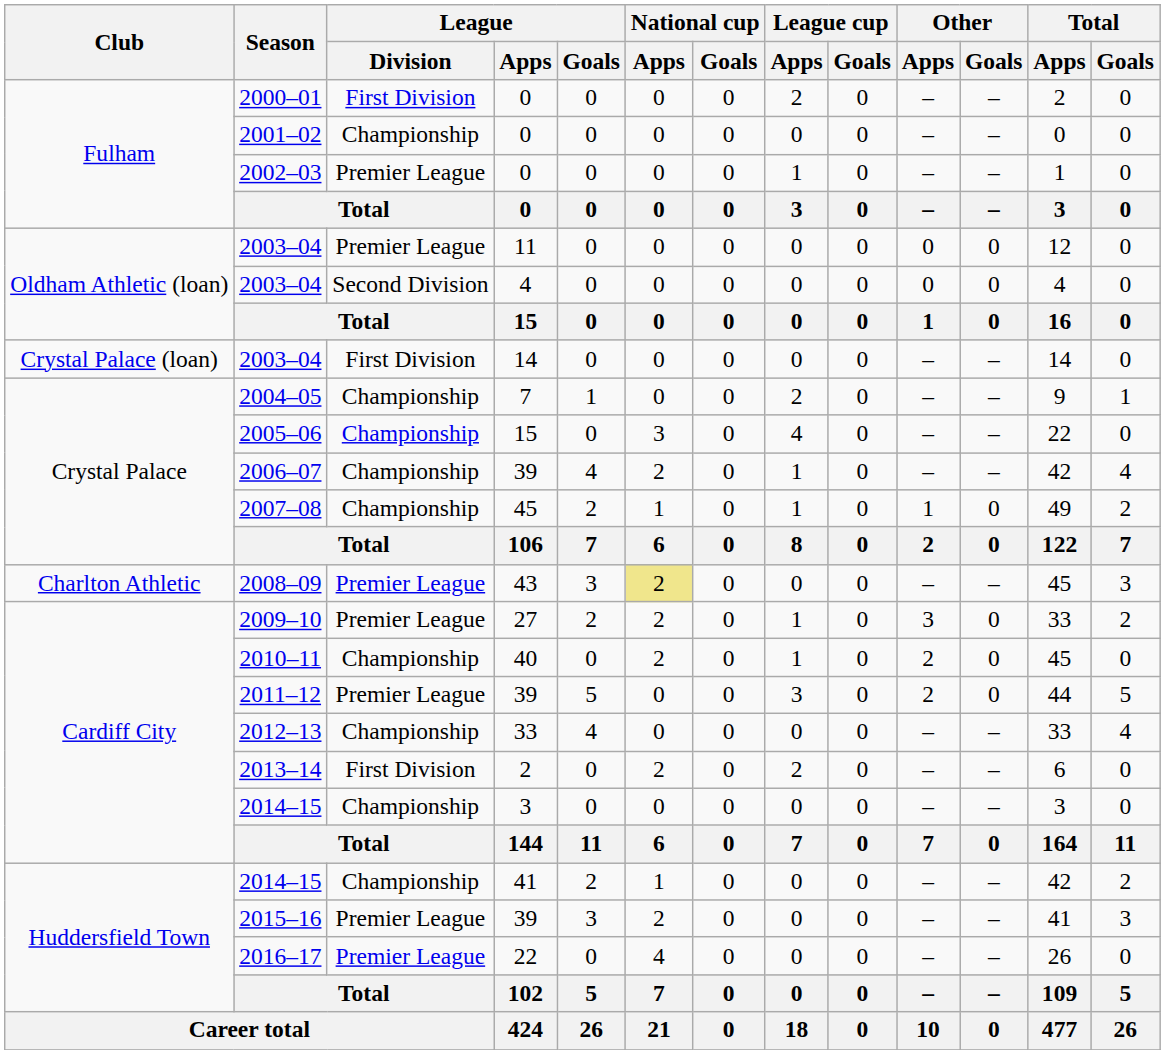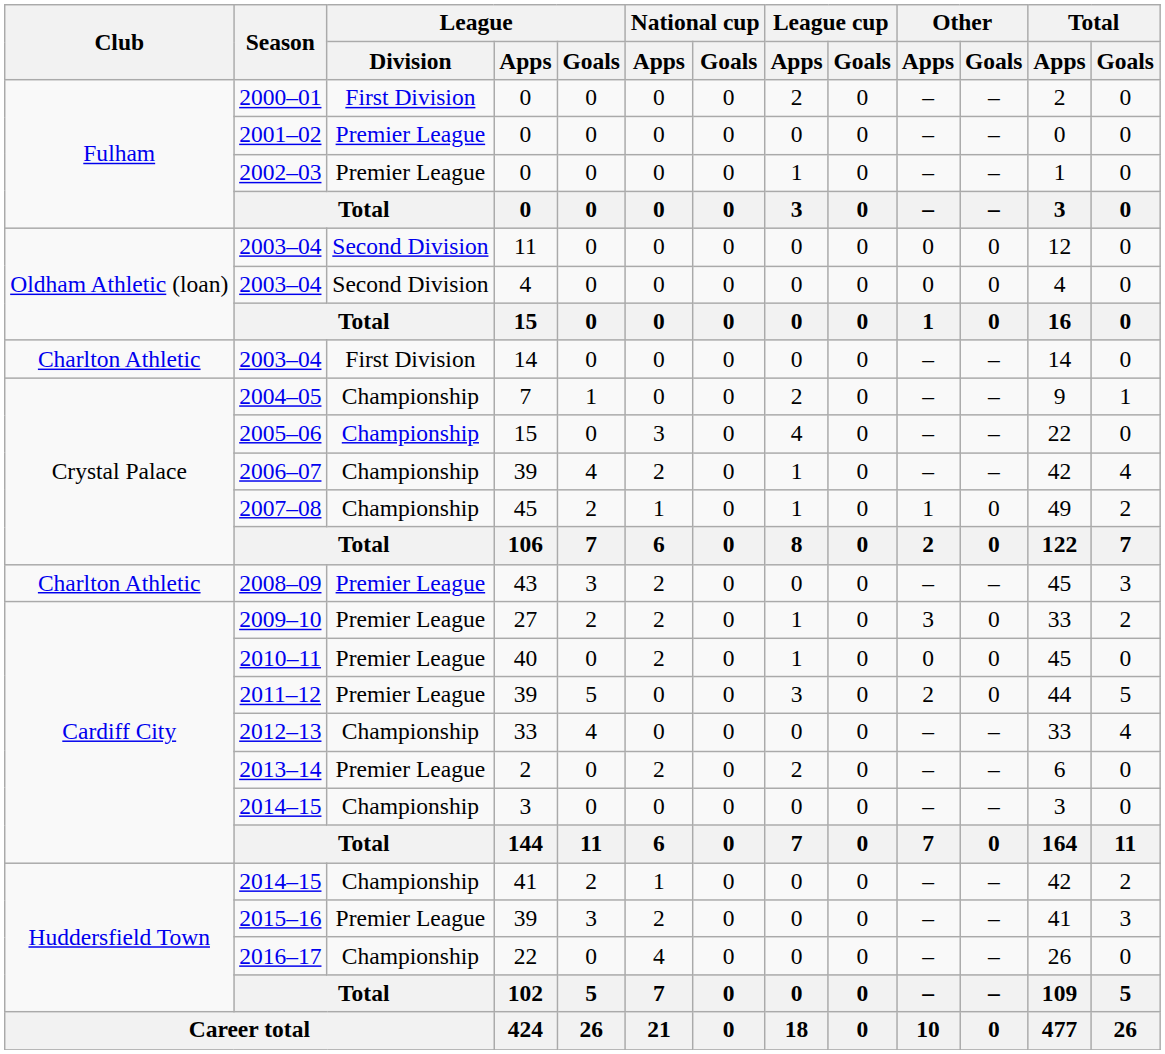(410, 135) Championship -> (410, 135) Premier League
(410, 246) Premier League -> (410, 246) Second Division
(119, 358) Crystal Palace (loan) -> (119, 358) Charlton Athletic
(659, 582) khaki background -> (659, 582) no background
(410, 657) Championship -> (410, 657) Premier League
(928, 657) 2 -> (928, 657) 0
(410, 769) First Division -> (410, 769) Premier League
(410, 955) Premier League -> (410, 955) Championship
